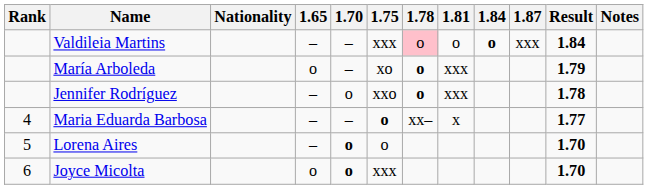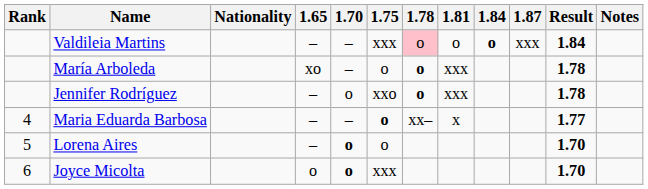(313, 68) o -> (313, 68) xo
(385, 68) xo -> (385, 68) o
(571, 68) 1.79 -> (571, 68) 1.78
